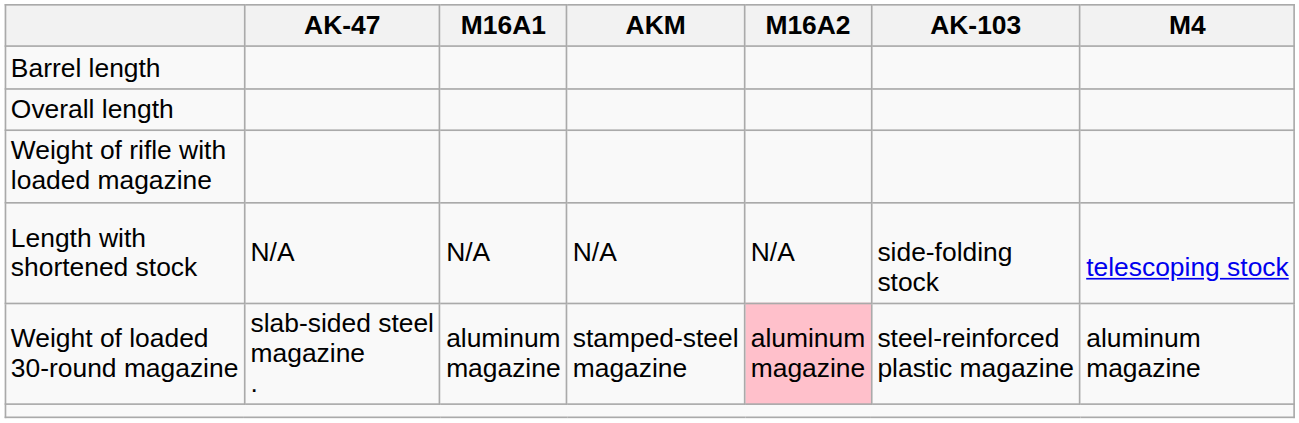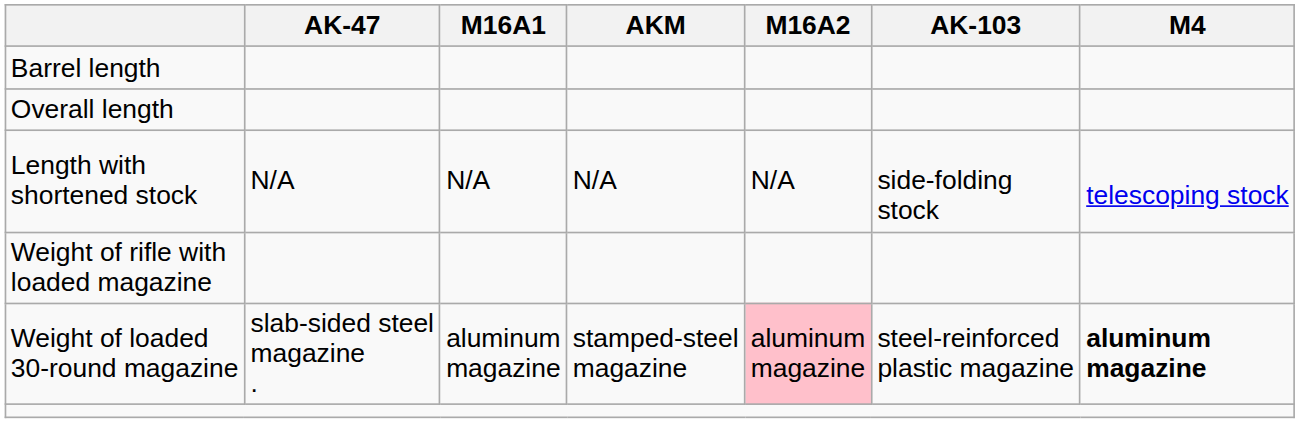rows swapped: (104, 252) <-> (118, 165)
(1143, 353) normal -> (1149, 353) bold
